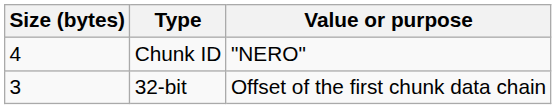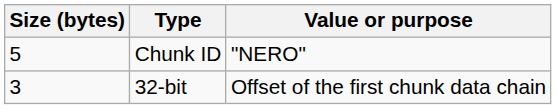(15, 53) 4 -> (15, 53) 5
